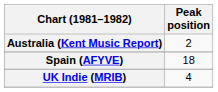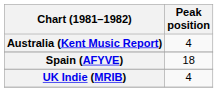(189, 43) 2 -> (189, 43) 4
